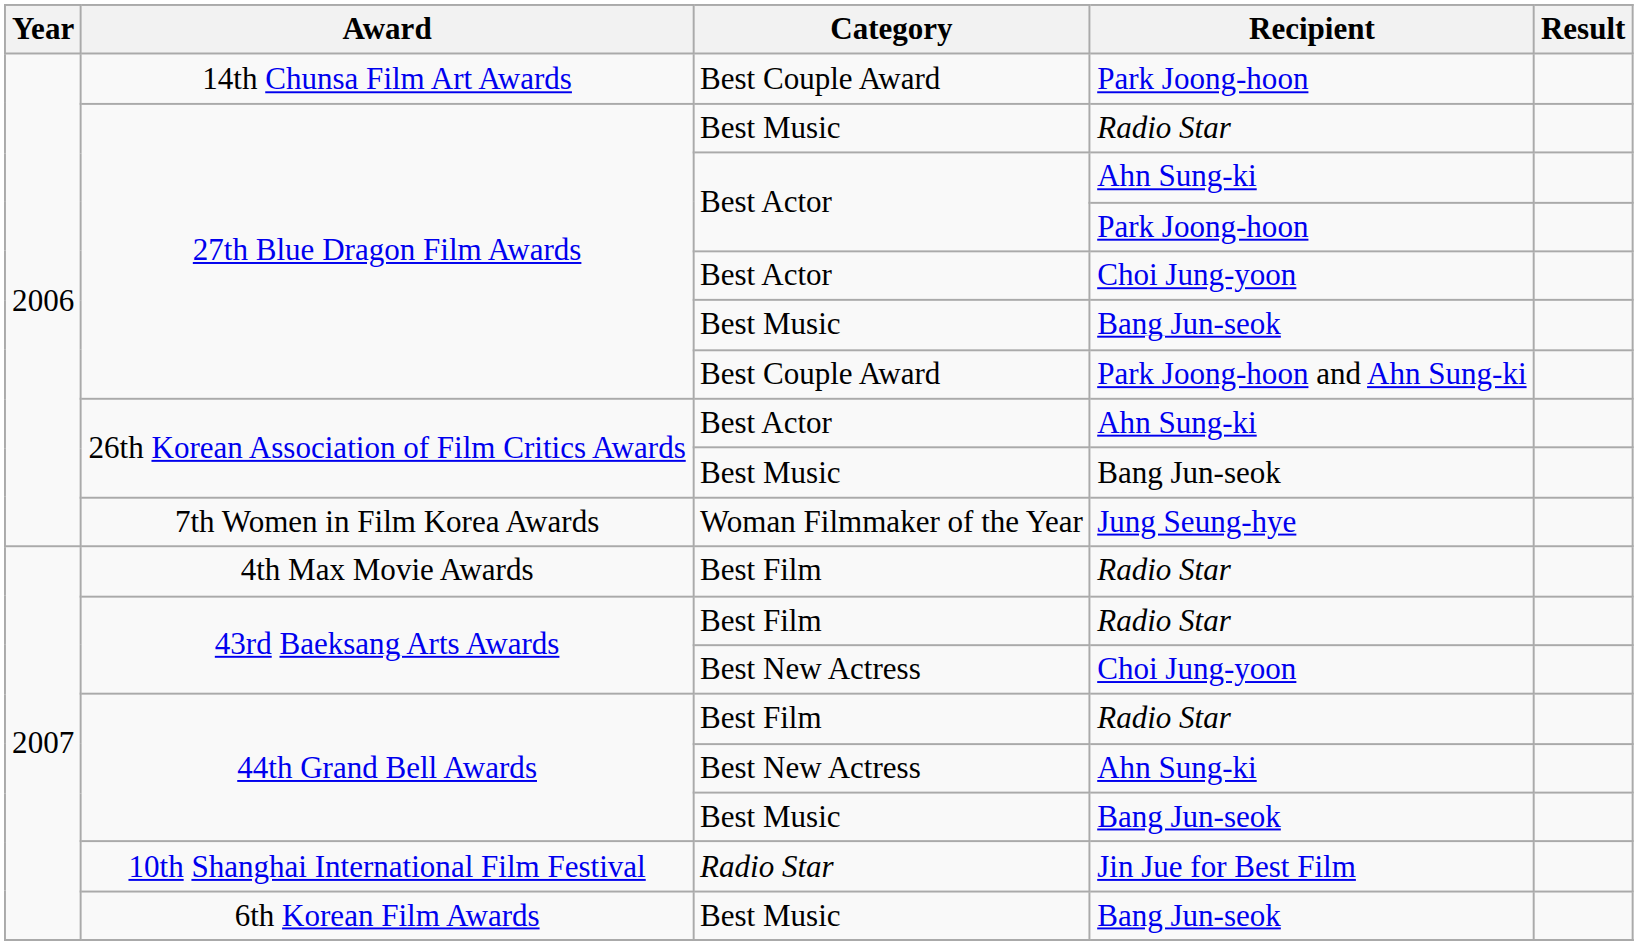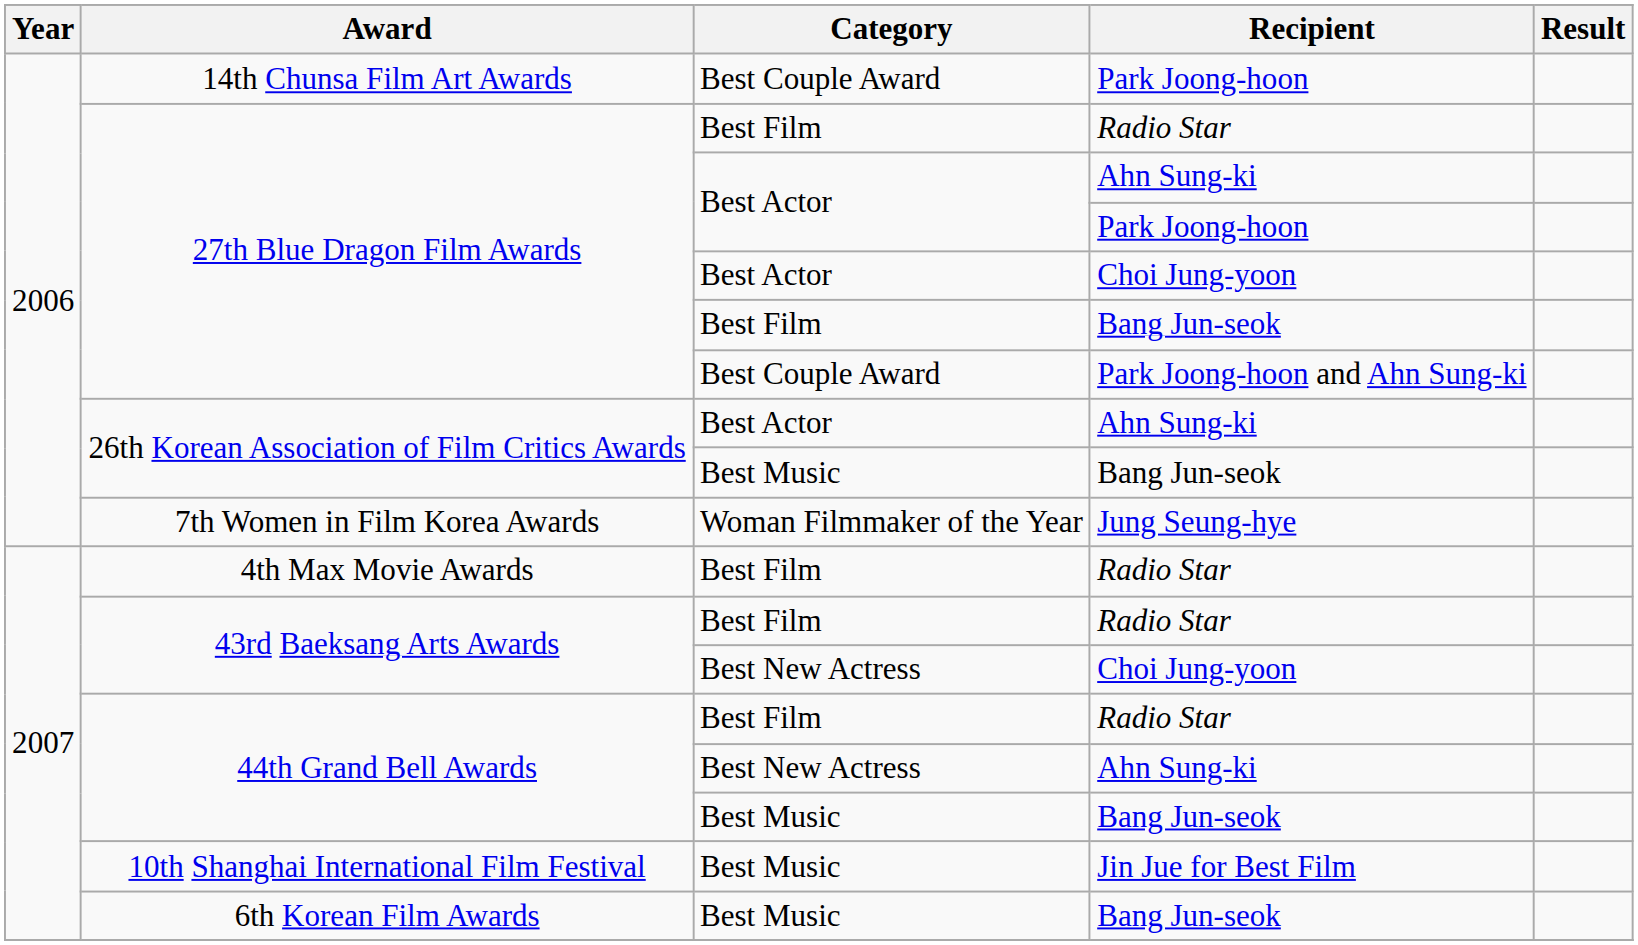(770, 127) Best Music -> (761, 127) Best Film
(770, 324) Best Music -> (761, 324) Best Film
(767, 865) Radio Star -> (770, 865) Best Music
